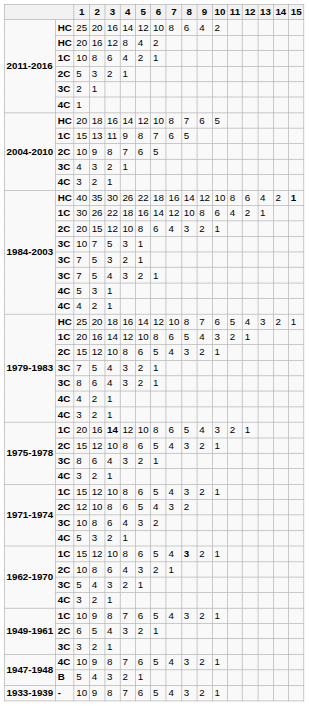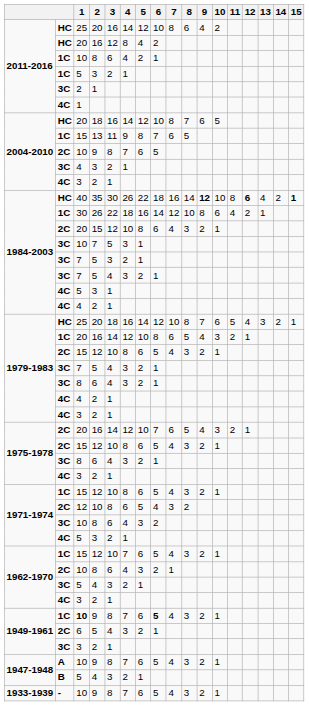(64, 74) 2C -> (64, 74) 1C
(205, 197) normal -> (205, 197) bold
(247, 197) normal -> (247, 197) bold
(64, 430) 1C -> (64, 430) 2C
(112, 430) bold -> (112, 430) normal
(156, 430) 8 -> (156, 430) 7
(125, 553) 8 -> (125, 553) 7
(187, 553) bold -> (187, 553) normal
(82, 615) normal -> (82, 615) bold
(156, 615) normal -> (156, 615) bold
(64, 662) 4C -> (61, 662) A
